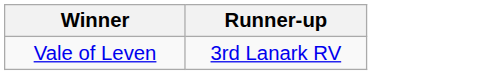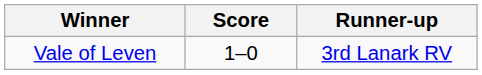+ column: (241, 20)
